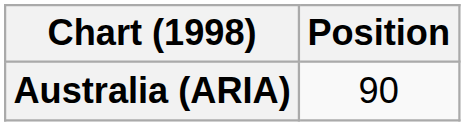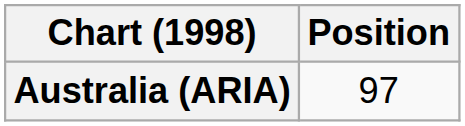(379, 90) 90 -> (379, 90) 97
